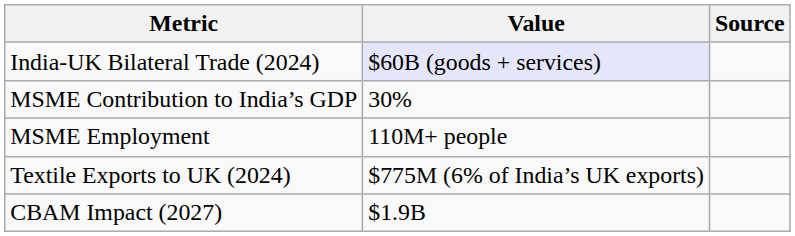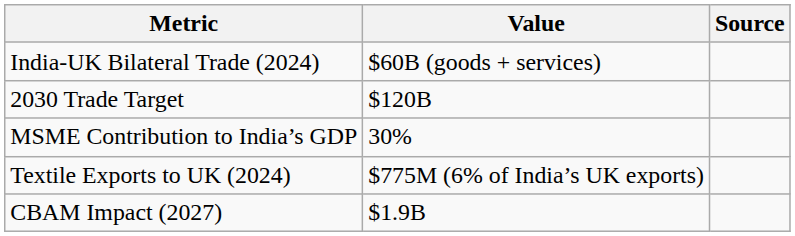(485, 61) lavender background -> (485, 61) no background
+ row: (97, 99)
- row: (110, 136)
